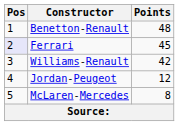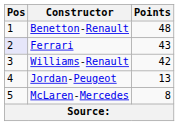(165, 46) 45 -> (165, 46) 43
(165, 79) 12 -> (165, 79) 13
